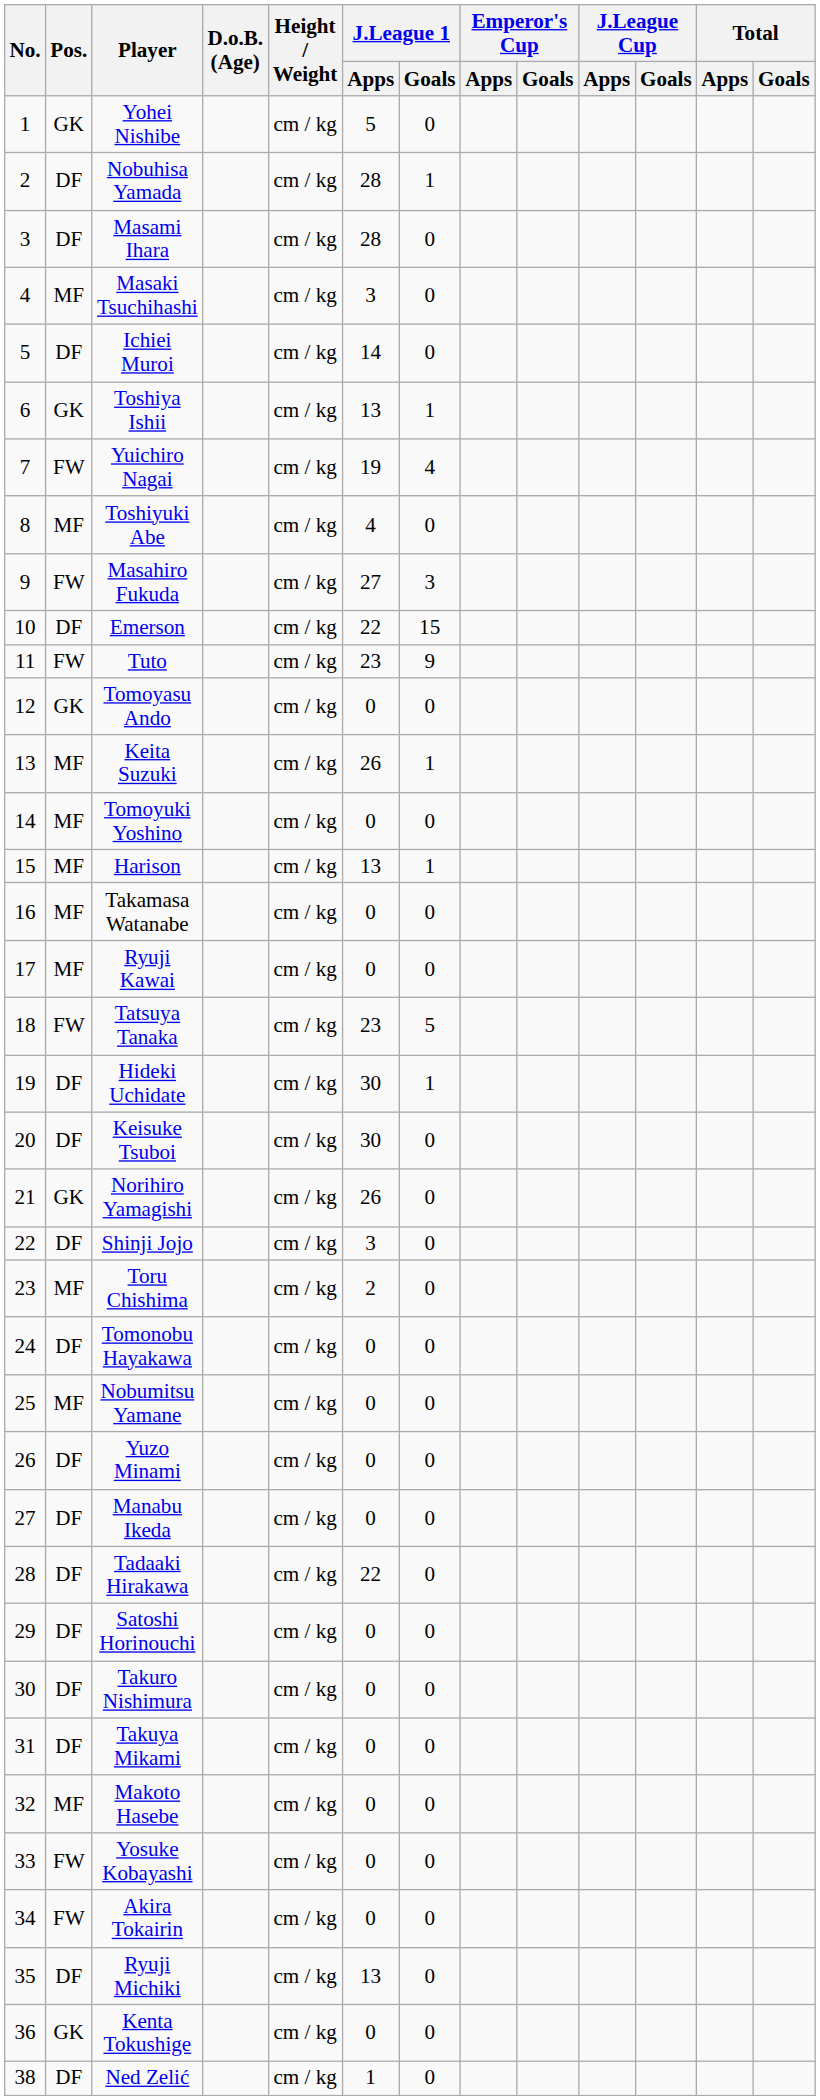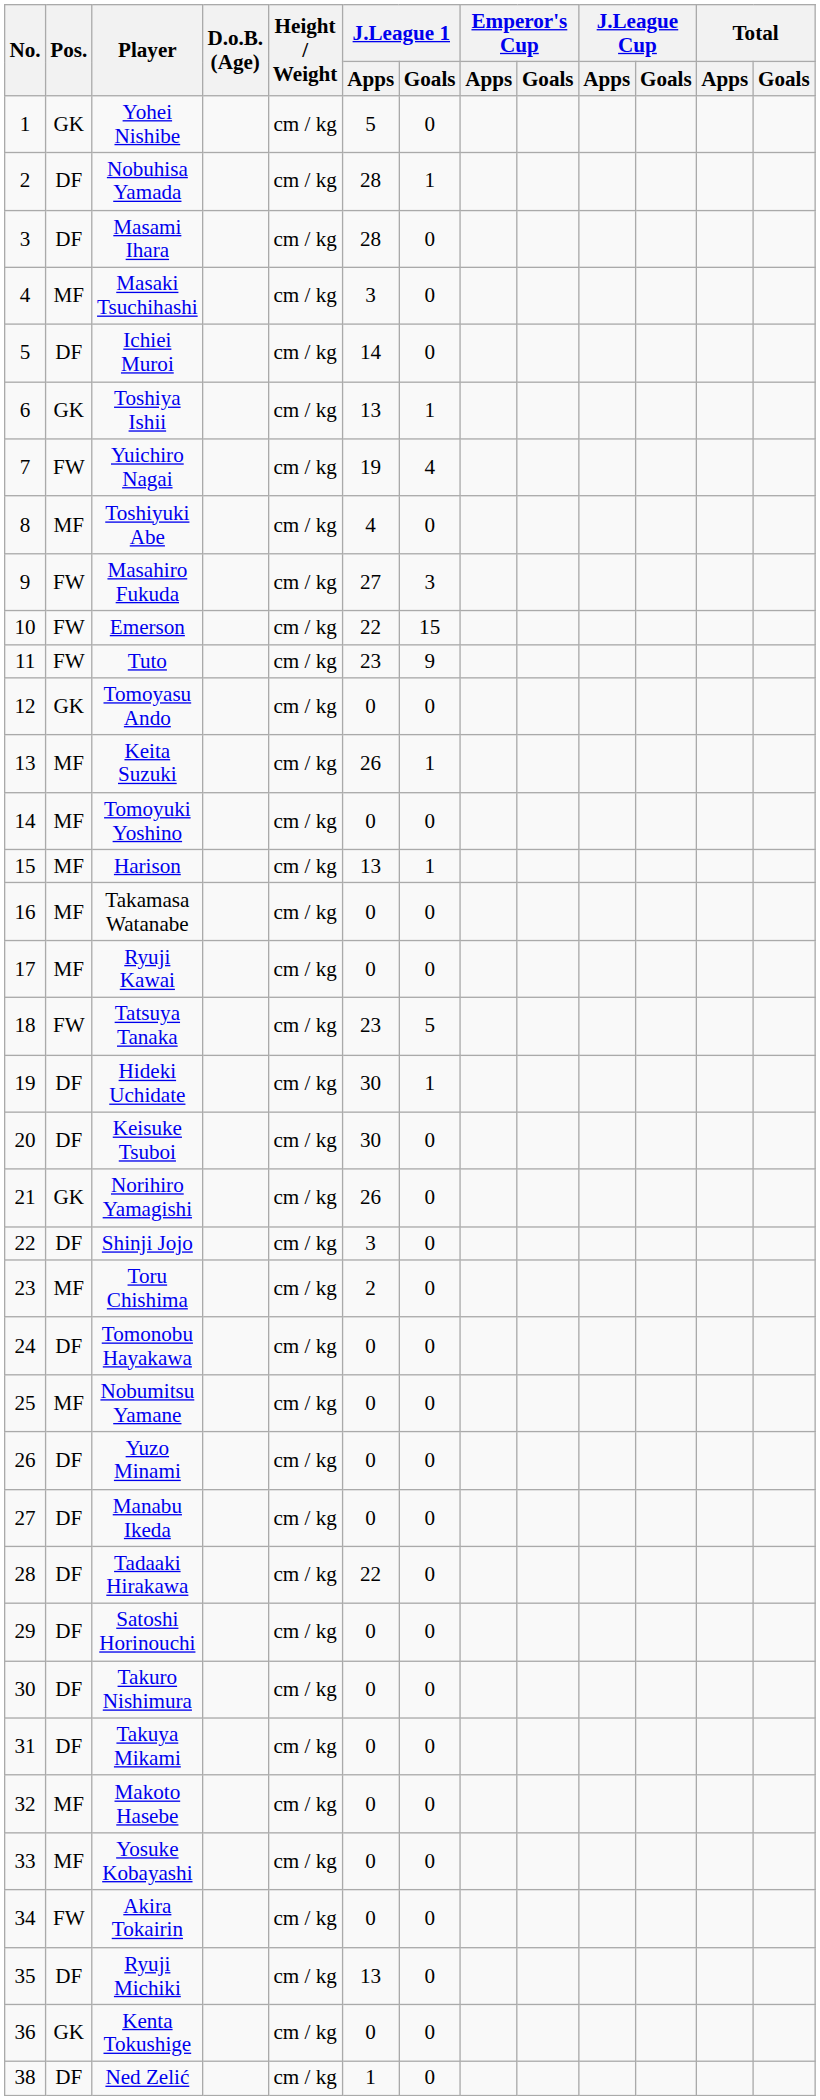(69, 627) DF -> (69, 627) FW
(69, 1860) FW -> (69, 1860) MF
